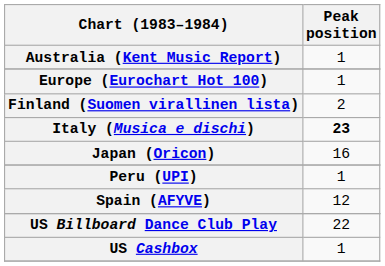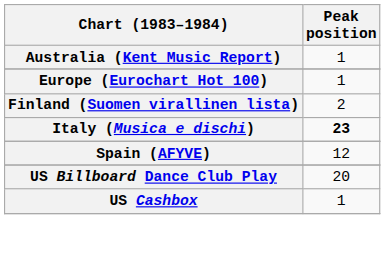- row: (154, 153)
- row: (154, 177)
(341, 225) 22 -> (341, 177) 20
